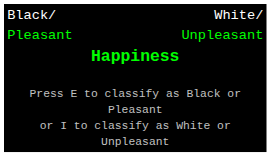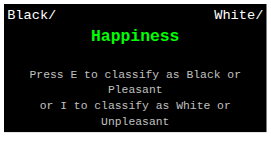- row: (40, 35)
